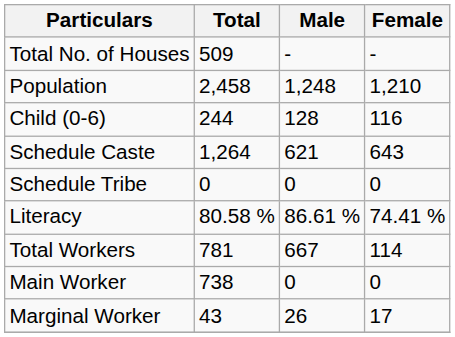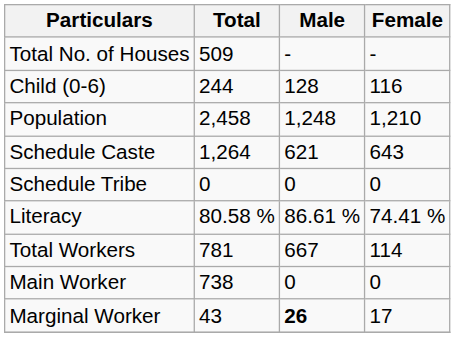rows swapped: (58, 86) <-> (58, 119)
(296, 315) normal -> (296, 315) bold
